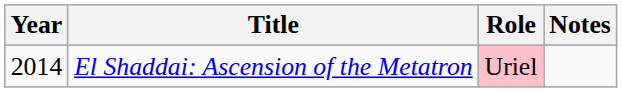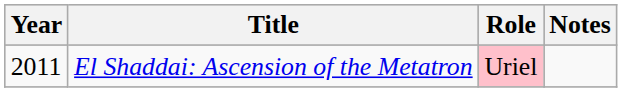(37, 65) 2014 -> (36, 65) 2011
